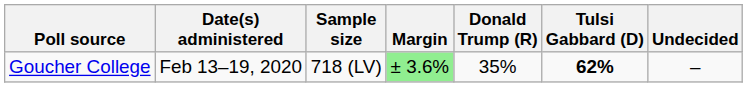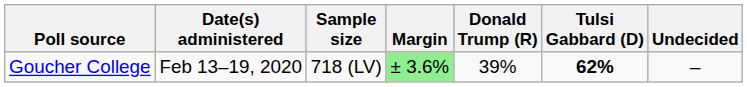(498, 67) 35% -> (498, 67) 39%
